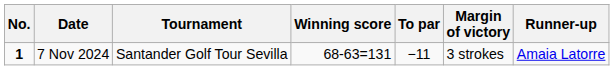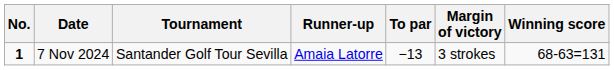columns swapped: (343, 24) <-> (561, 24)
(419, 54) −11 -> (410, 54) −13
